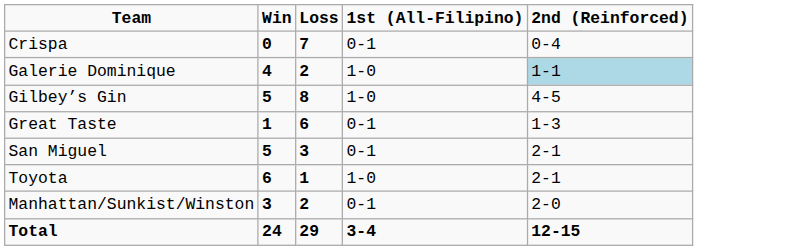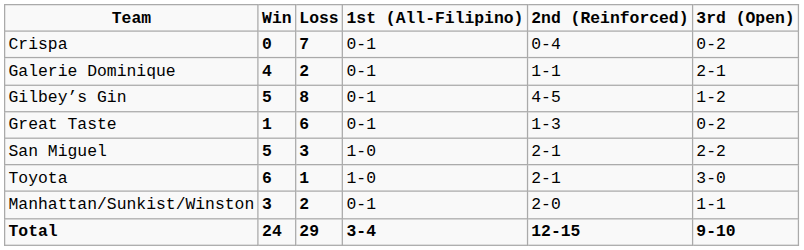+ column: (745, 18)
(361, 71) 1-0 -> (361, 71) 0-1
(546, 71) lightblue background -> (546, 71) no background
(361, 98) 1-0 -> (361, 98) 0-1
(361, 151) 0-1 -> (361, 151) 1-0
